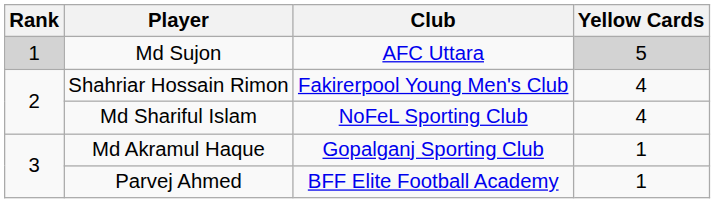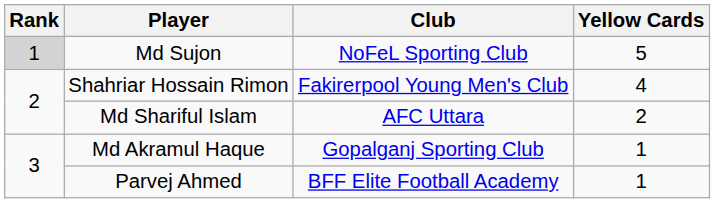(433, 52) AFC Uttara -> (433, 52) NoFeL Sporting Club
(641, 52) lightgrey background -> (641, 52) no background
(433, 117) NoFeL Sporting Club -> (433, 117) AFC Uttara
(641, 117) 4 -> (641, 117) 2
